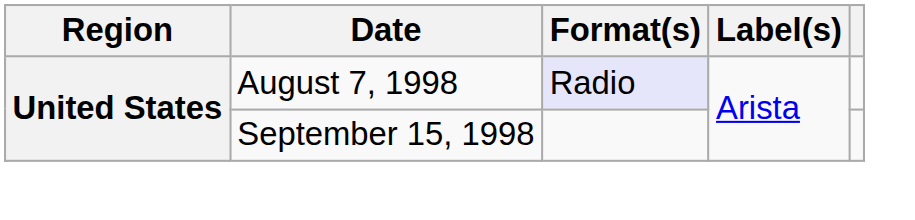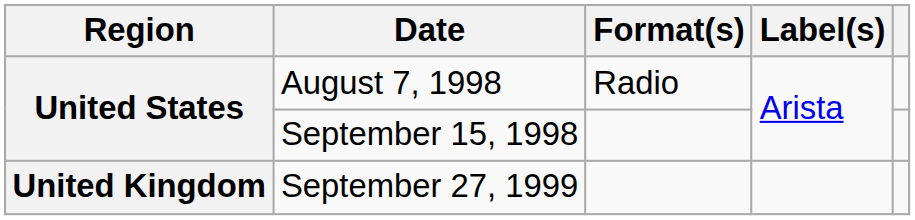(593, 82) lavender background -> (636, 82) no background
+ row: (430, 186)
